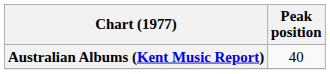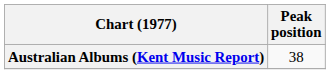(296, 56) 40 -> (296, 56) 38
